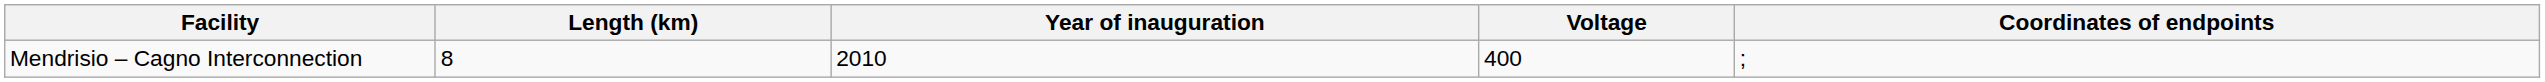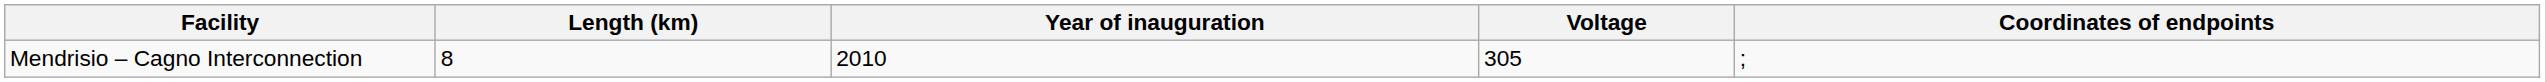(1503, 58) 400 -> (1503, 58) 305
